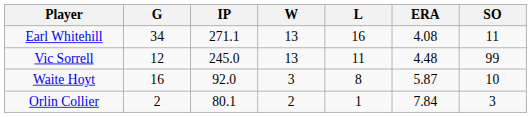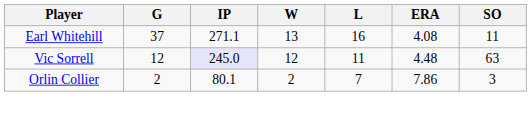(157, 36) 34 -> (157, 36) 37
(224, 58) no background -> (224, 58) lavender background
(291, 58) 13 -> (291, 58) 12
(492, 58) 99 -> (492, 58) 63
- row: (64, 79)
(358, 101) 1 -> (358, 79) 7
(425, 101) 7.84 -> (425, 79) 7.86
